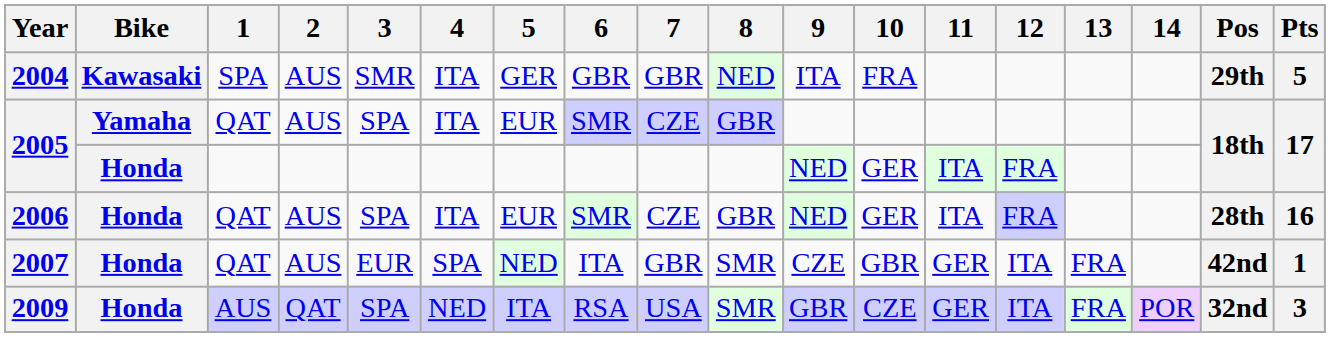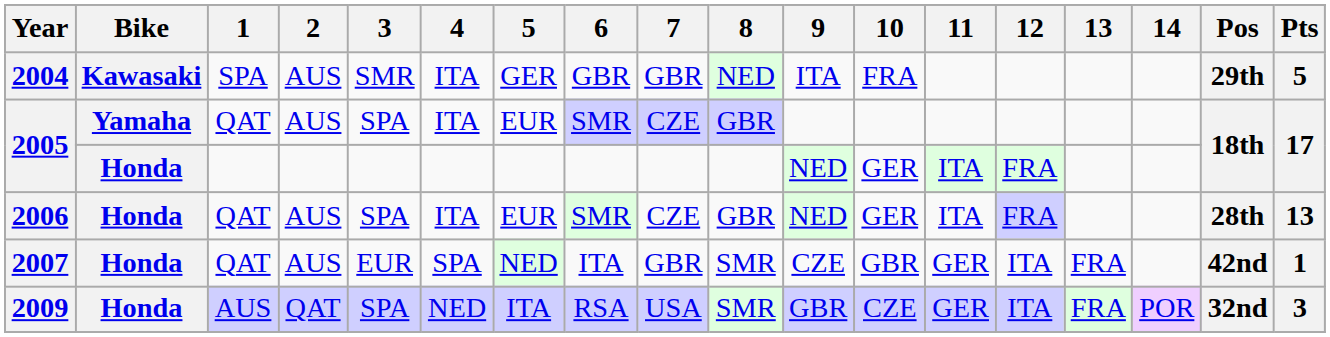(1300, 215) 16 -> (1300, 215) 13
